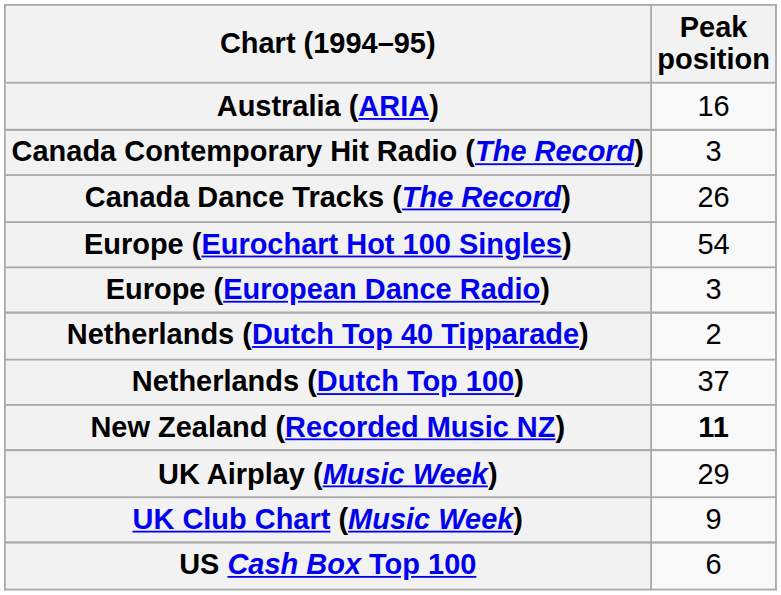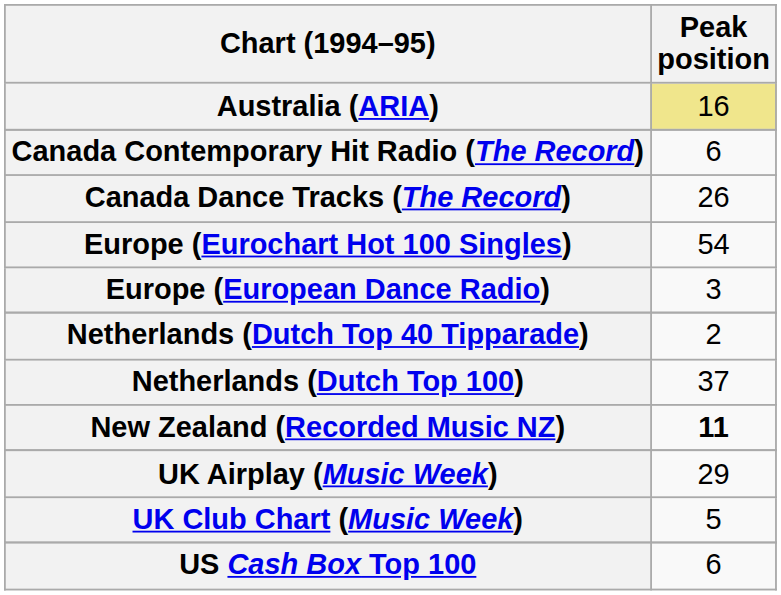(714, 105) no background -> (714, 105) khaki background
(714, 151) 3 -> (714, 151) 6
(714, 519) 9 -> (714, 519) 5
